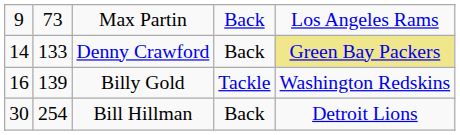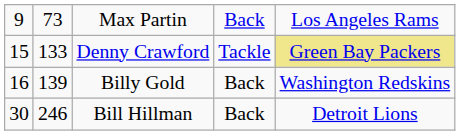(19, 51) 14 -> (19, 51) 15
(244, 51) Back -> (244, 51) Tackle
(244, 82) Tackle -> (244, 82) Back
(53, 113) 254 -> (53, 113) 246
